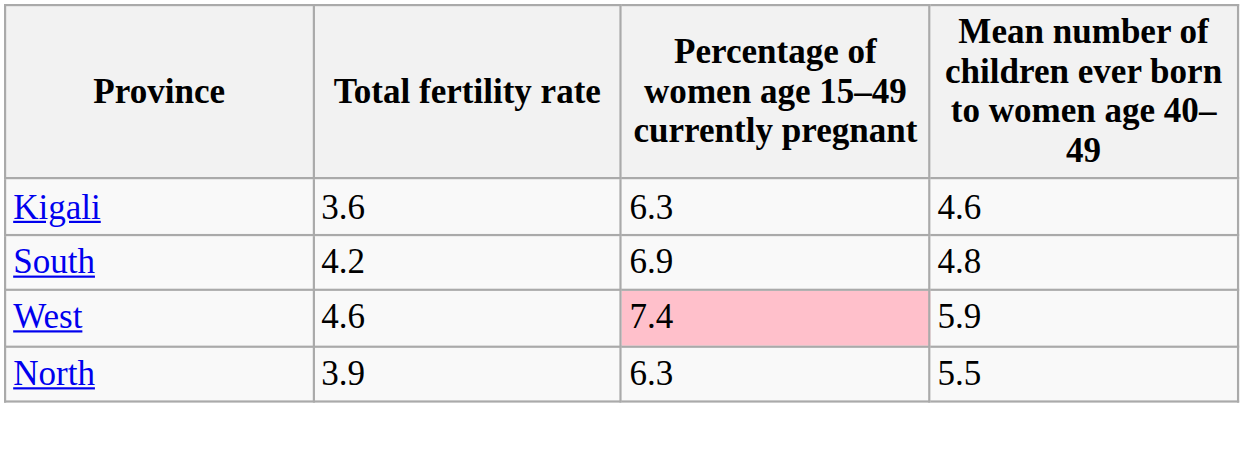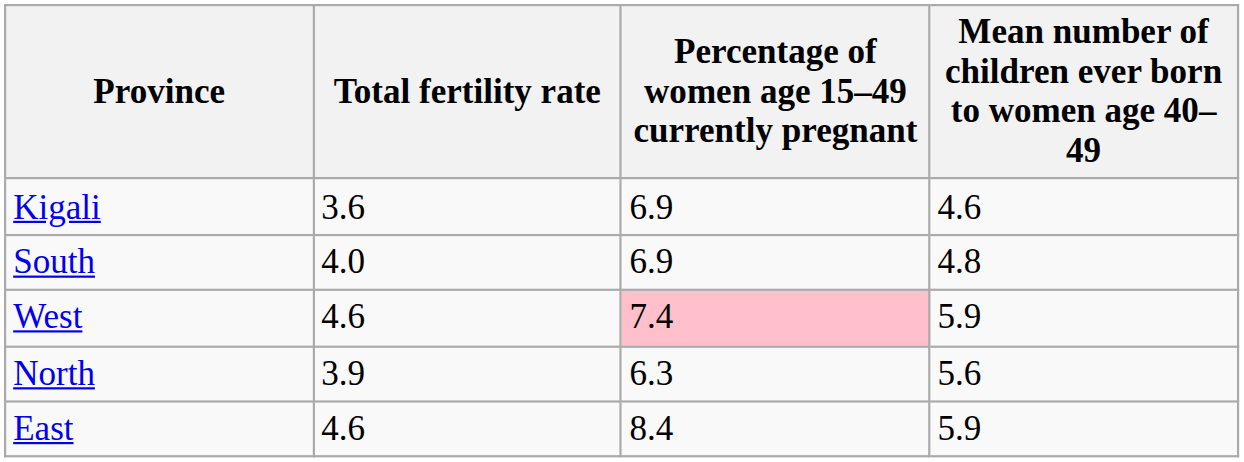(651, 206) 6.3 -> (651, 206) 6.9
(343, 261) 4.2 -> (343, 261) 4.0
(959, 372) 5.5 -> (959, 372) 5.6
+ row: (43, 428)
